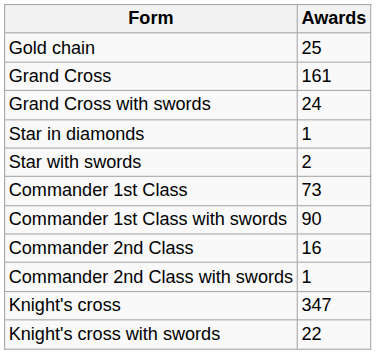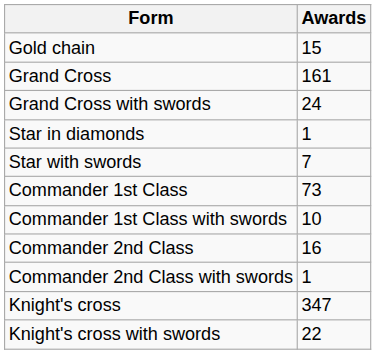(311, 47) 25 -> (311, 47) 15
(306, 162) 2 -> (306, 162) 7
(311, 219) 90 -> (311, 219) 10
